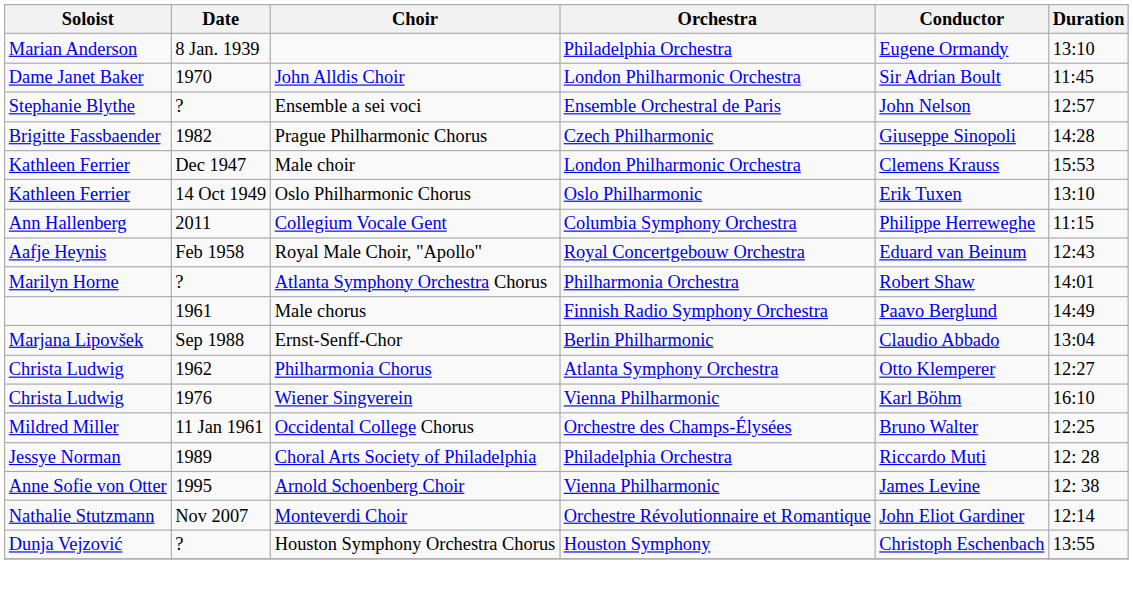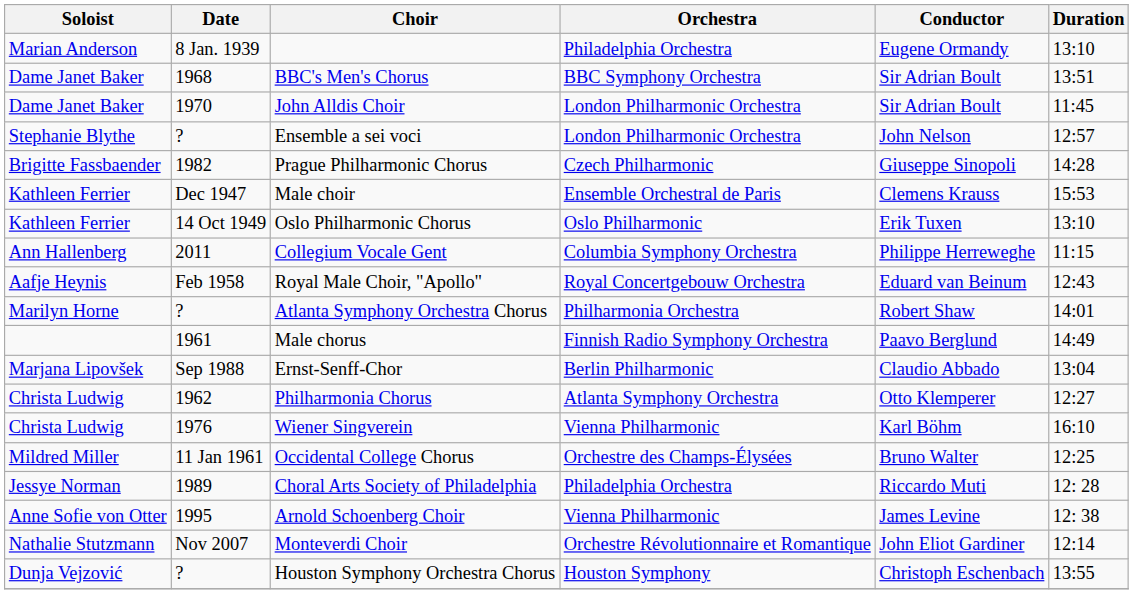+ row: (194, 77)
(672, 106) Ensemble Orchestral de Paris -> (682, 135) London Philharmonic Orchestra
(682, 164) London Philharmonic Orchestra -> (672, 194) Ensemble Orchestral de Paris
